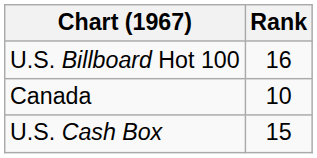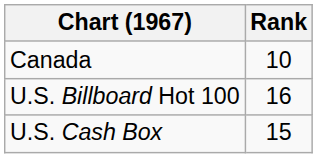rows swapped: (51, 96) <-> (125, 59)
